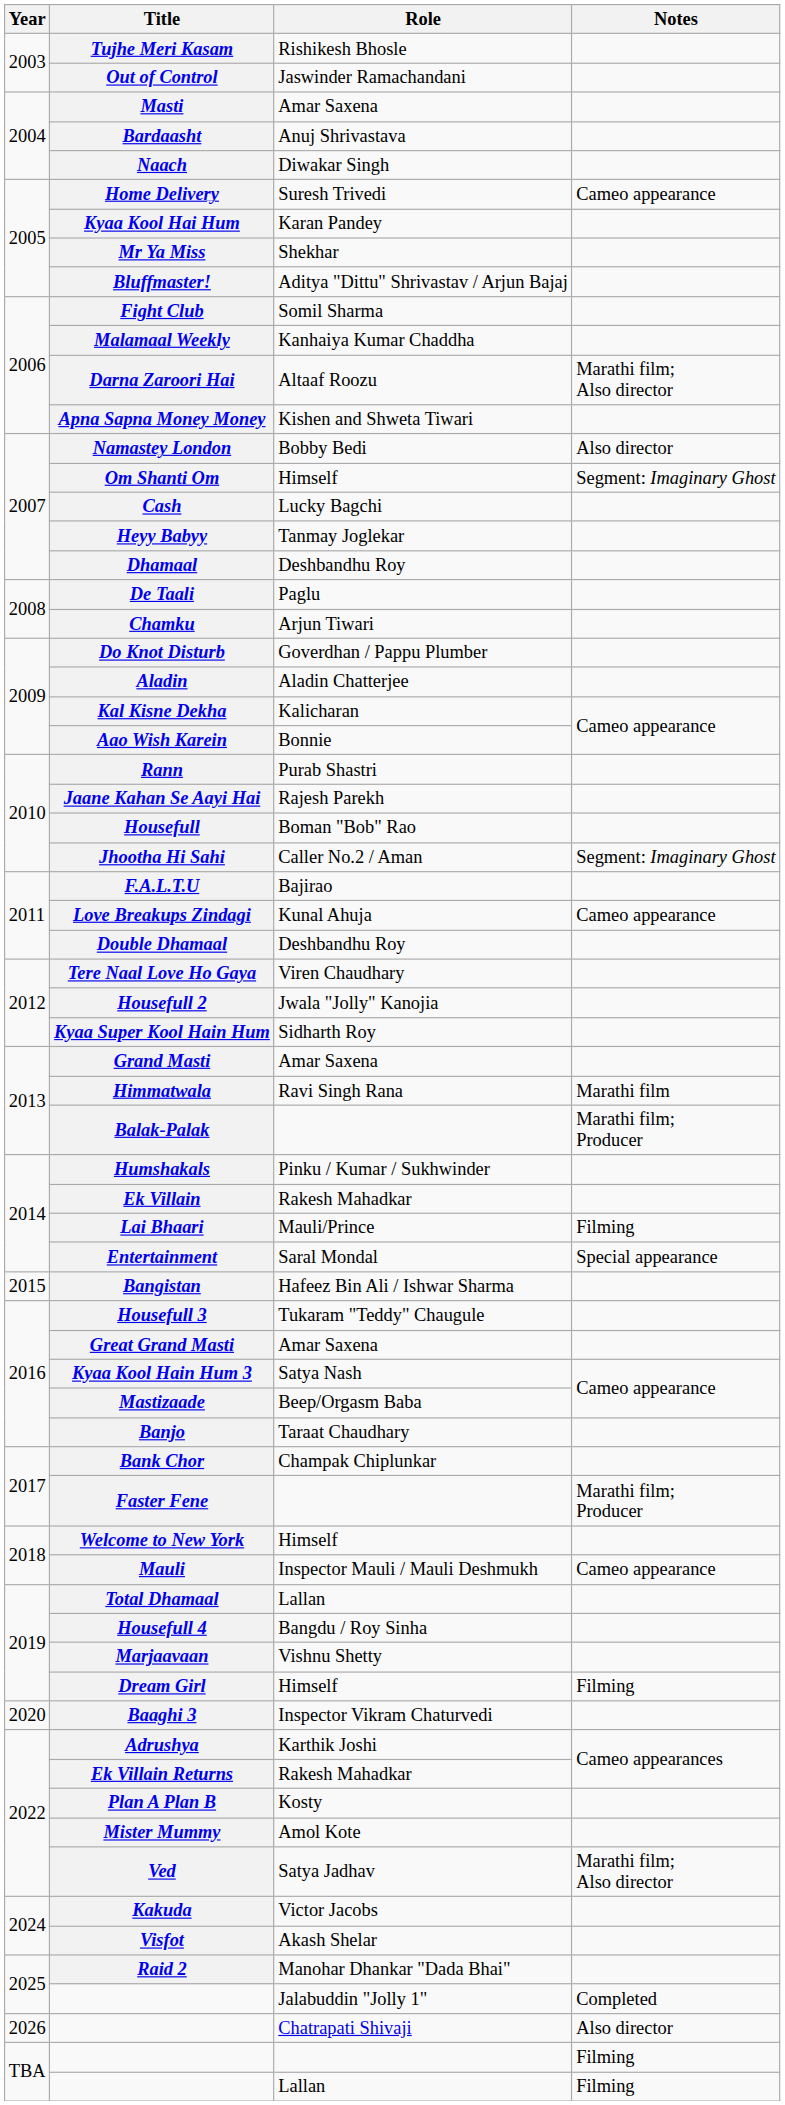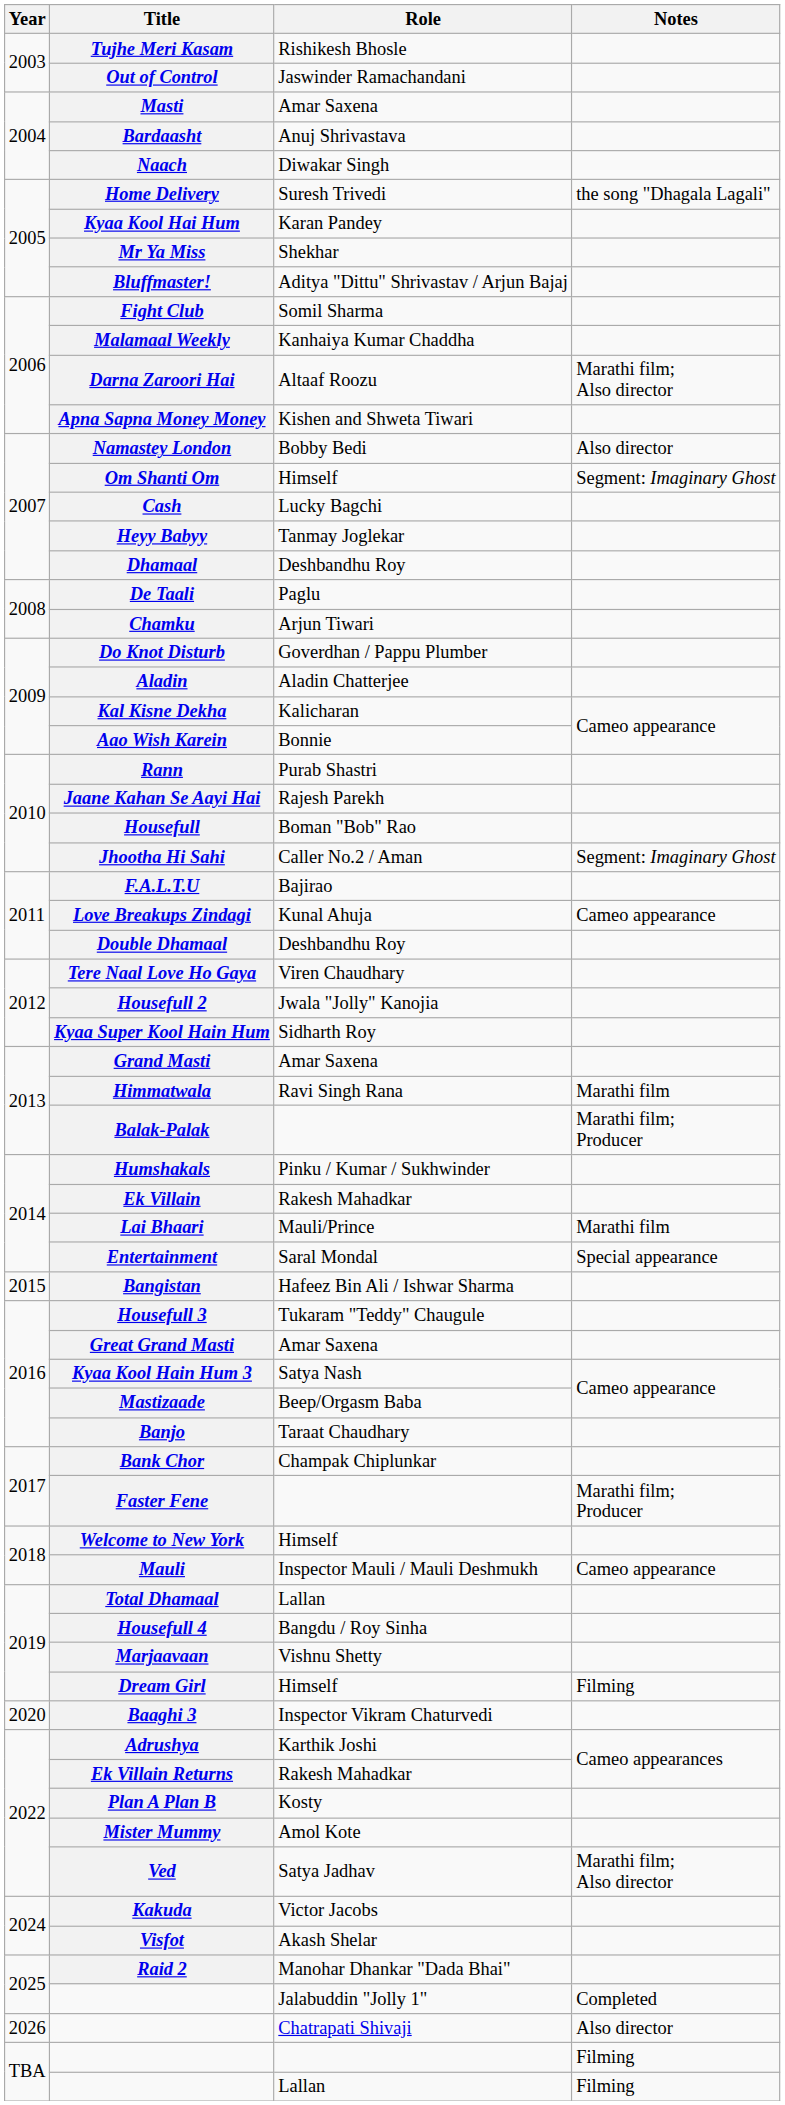(646, 194) Cameo appearance -> (673, 194) the song "Dhagala Lagali"
(605, 1227) Filming -> (623, 1227) Marathi film
